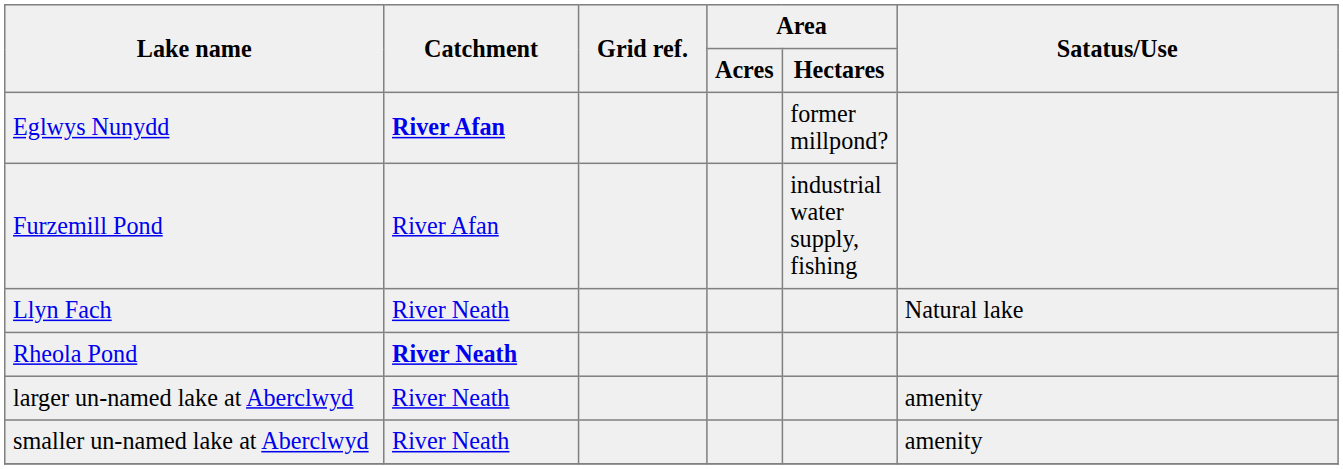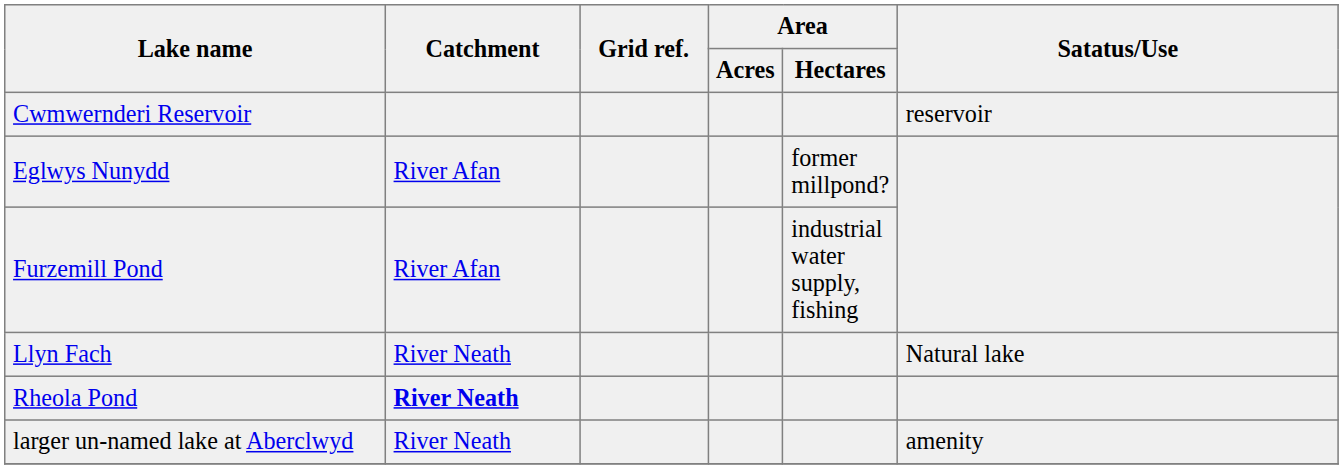+ row: (132, 113)
(449, 127) bold -> (447, 171) normal
- row: (191, 441)
